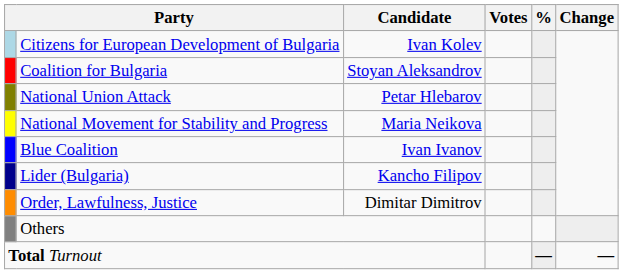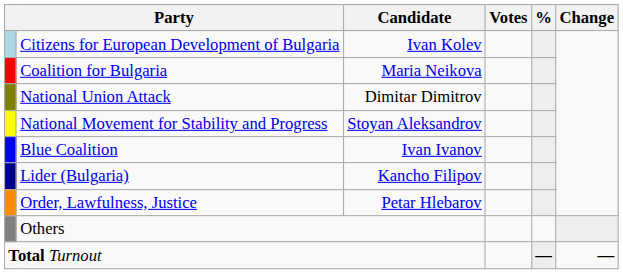(414, 70) Stoyan Aleksandrov -> (432, 70) Maria Neikova
(432, 96) Petar Hlebarov -> (423, 96) Dimitar Dimitrov
(432, 123) Maria Neikova -> (414, 123) Stoyan Aleksandrov
(423, 202) Dimitar Dimitrov -> (432, 202) Petar Hlebarov
